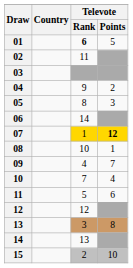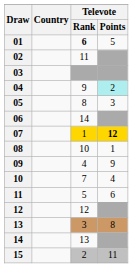(113, 88) no background -> (113, 88) paleturquoise background
(113, 164) 7 -> (113, 164) 9
(113, 255) 10 -> (113, 255) 11
